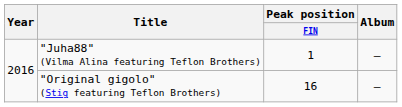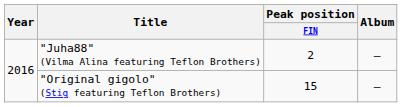(311, 55) 1 -> (311, 55) 2
(311, 86) 16 -> (311, 86) 15
